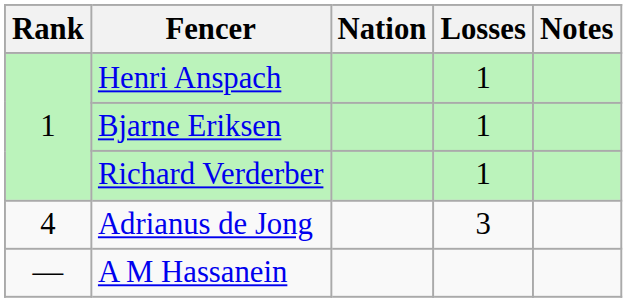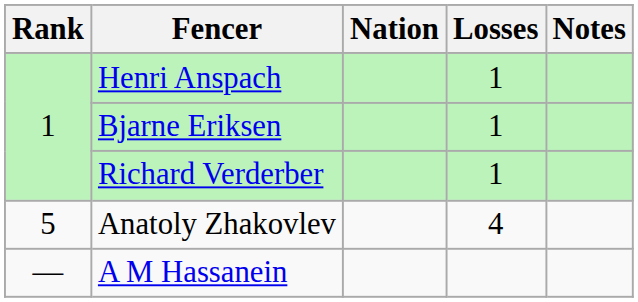- row: (205, 223)
+ row: (217, 223)
